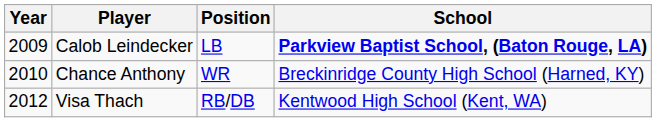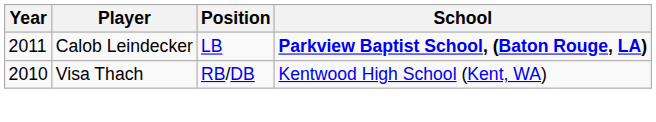(28, 46) 2009 -> (28, 46) 2011
- row: (120, 74)
(28, 102) 2012 -> (28, 74) 2010
